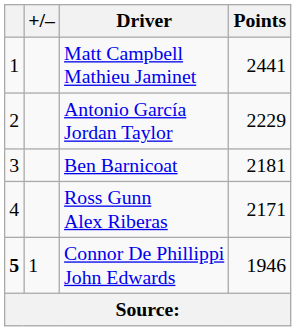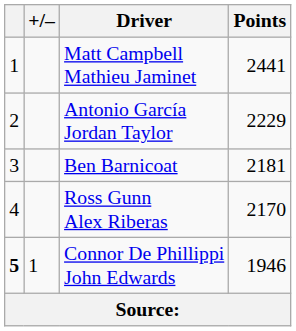(266, 209) 2171 -> (266, 209) 2170
